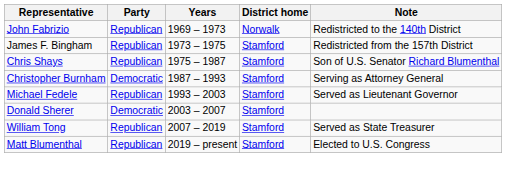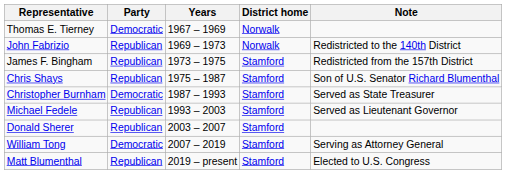+ row: (50, 29)
(378, 78) Serving as Attorney General -> (374, 95) Served as State Treasurer
(137, 111) Democratic -> (136, 128) Republican
(136, 128) Republican -> (137, 144) Democratic
(374, 128) Served as State Treasurer -> (378, 144) Serving as Attorney General
